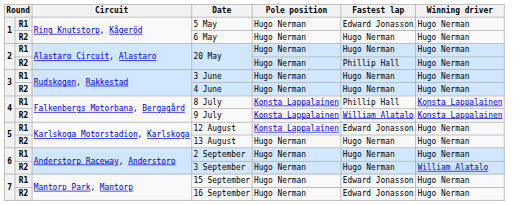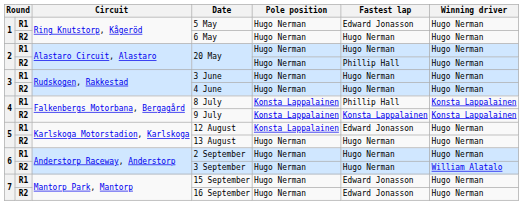(378, 115) William Alatalo -> (385, 115) Konsta Lappalainen
